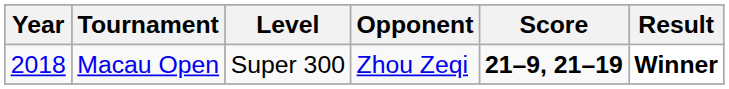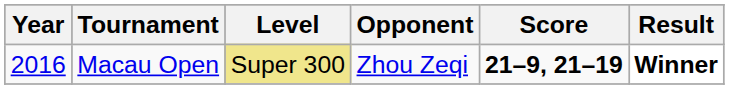(38, 64) 2018 -> (38, 64) 2016
(288, 64) no background -> (288, 64) khaki background
